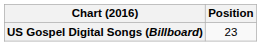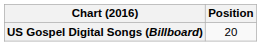(231, 31) 23 -> (231, 31) 20
